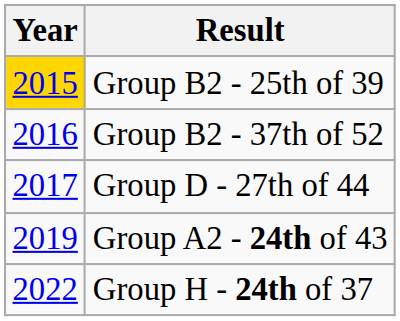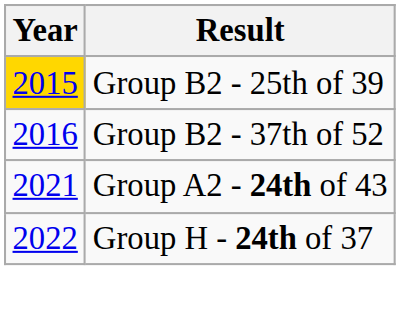- row: (231, 185)
(45, 237) 2019 -> (45, 185) 2021
